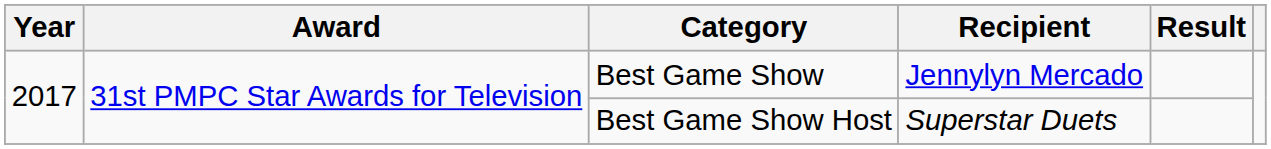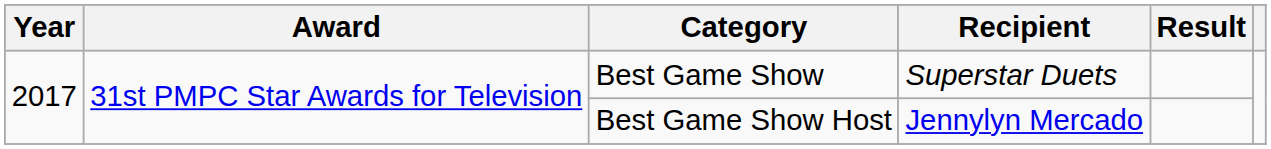(1024, 74) Jennylyn Mercado -> (1011, 74) Superstar Duets
(1011, 120) Superstar Duets -> (1024, 120) Jennylyn Mercado
